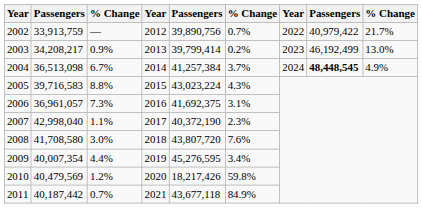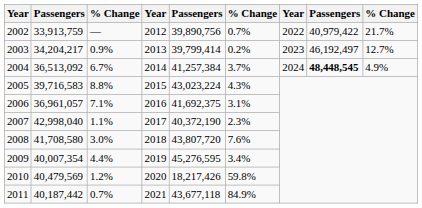(58, 49) 34,208,217 -> (58, 49) 34,204,217
(334, 49) 46,192,499 -> (334, 49) 46,192,497
(379, 49) 13.0% -> (379, 49) 12.7%
(58, 67) 36,513,098 -> (58, 67) 36,513,092
(101, 103) 7.3% -> (101, 103) 7.1%
